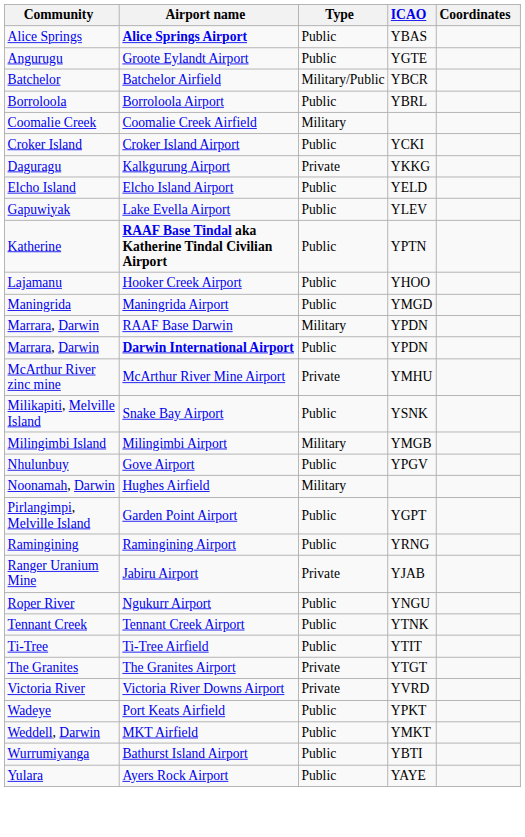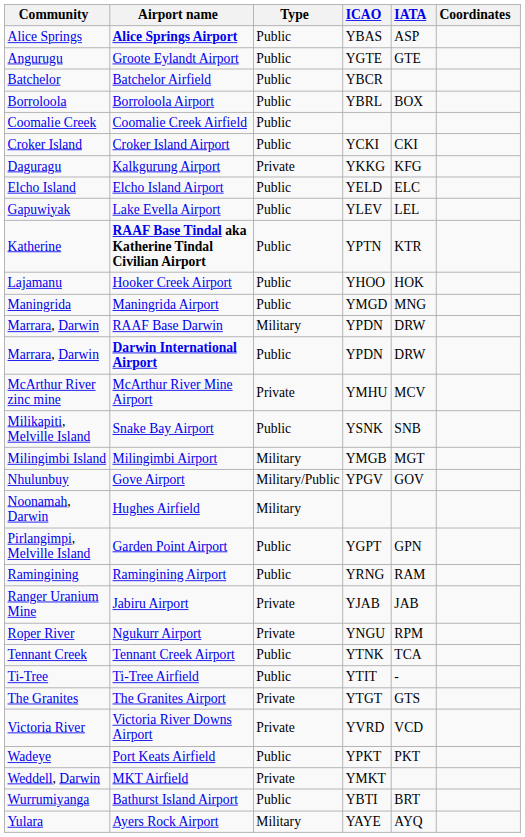+ column: (414, 15)
(343, 79) Military/Public -> (274, 79) Public
(324, 123) Military -> (274, 123) Public
(319, 464) Public -> (298, 480) Military/Public
(319, 603) Public -> (276, 633) Private
(319, 732) Public -> (276, 778) Private
(319, 775) Public -> (279, 821) Military
